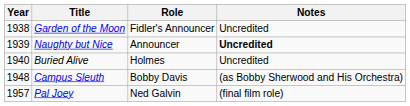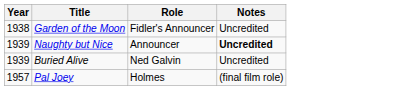(18, 61) 1940 -> (18, 61) 1939
(147, 61) Holmes -> (155, 61) Ned Galvin
- row: (69, 77)
(155, 93) Ned Galvin -> (147, 77) Holmes
